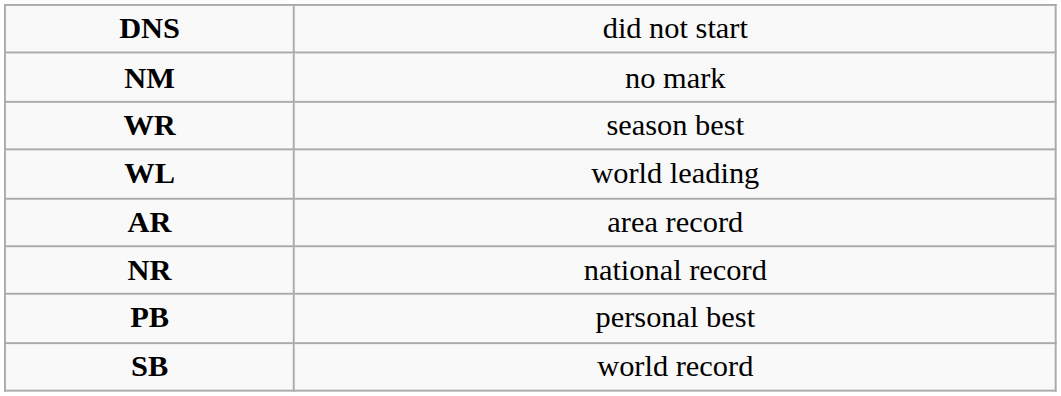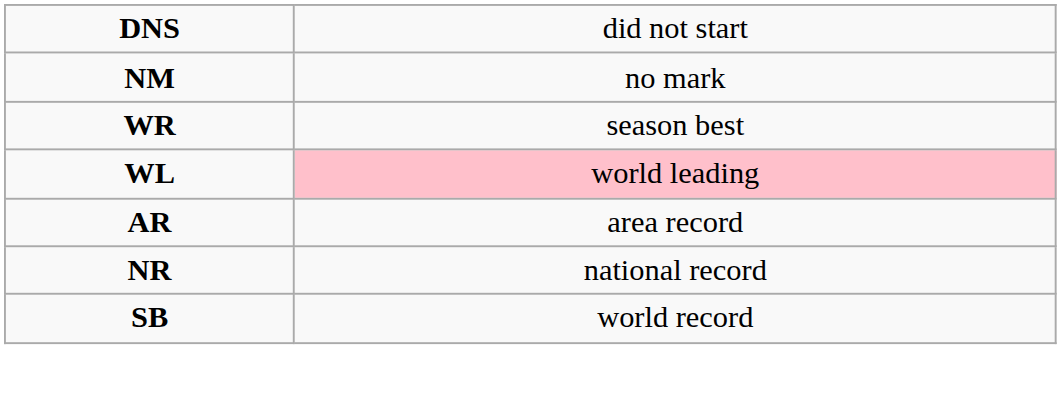(675, 173) no background -> (675, 173) pink background
- row: (150, 317)
